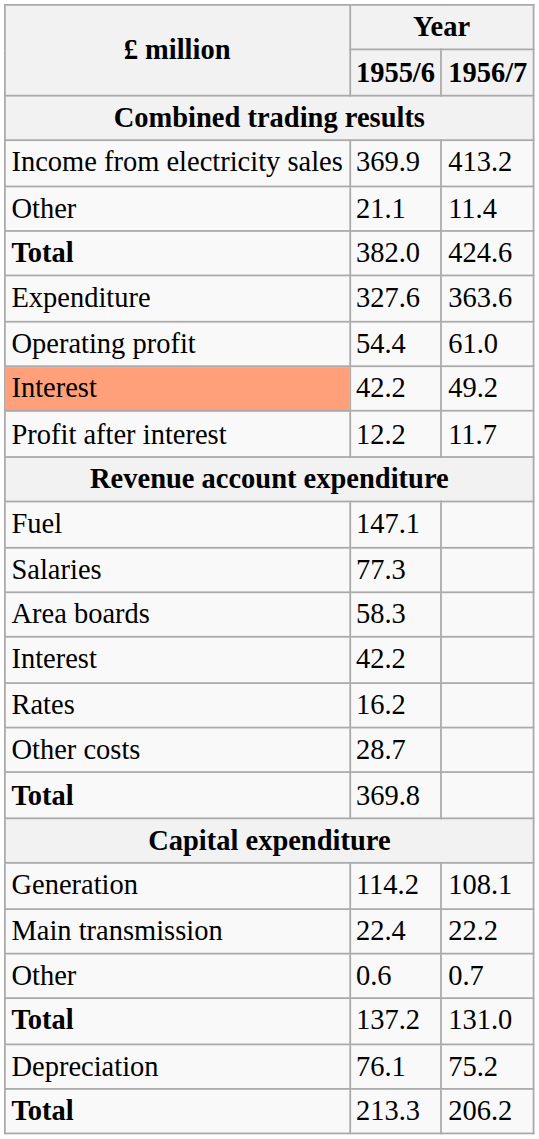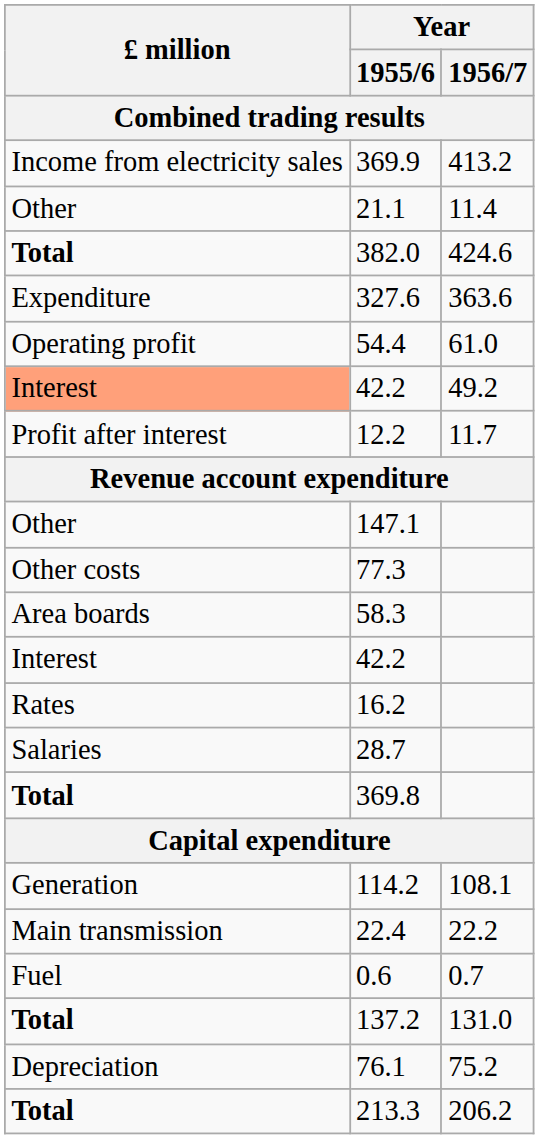(37, 523) Fuel -> (44, 523) Other
(57, 569) Salaries -> (76, 569) Other costs
(76, 749) Other costs -> (57, 749) Salaries
(44, 975) Other -> (37, 975) Fuel
